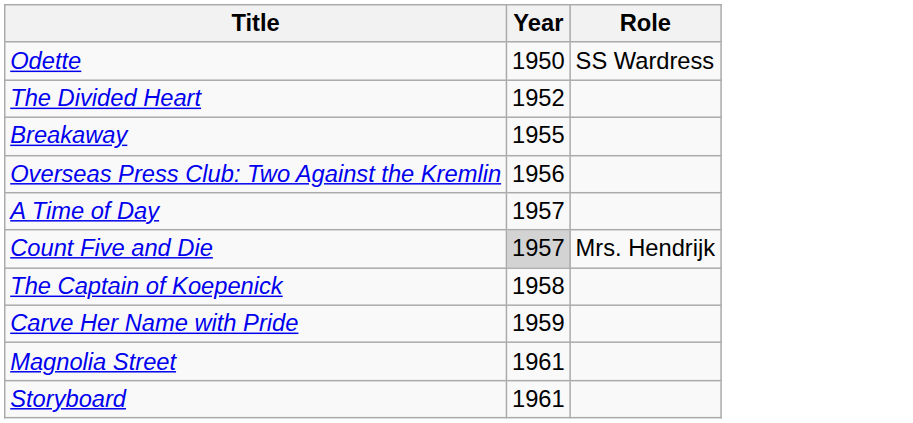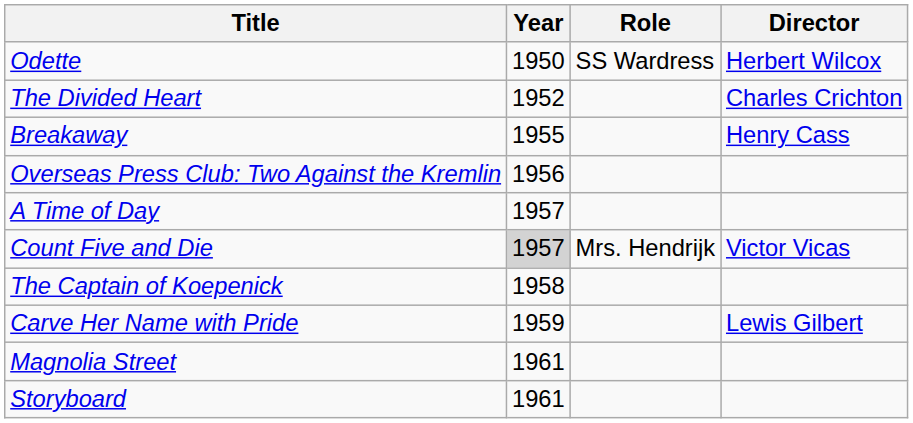+ column: (814, 23)
